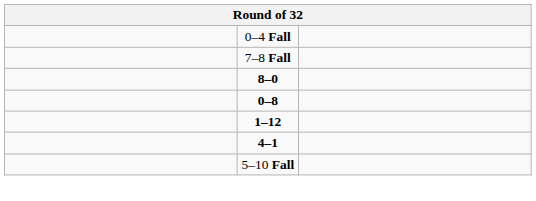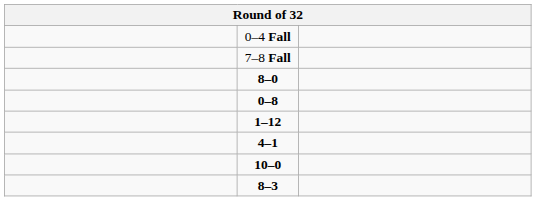+ row: (268, 164)
- row: (268, 164)
+ row: (268, 185)
